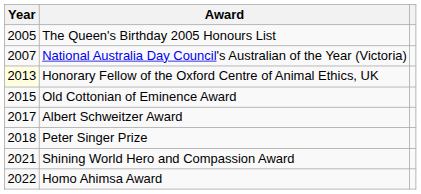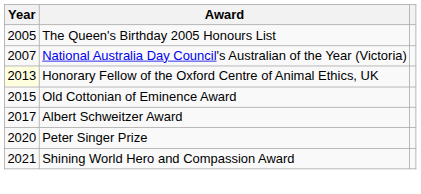(22, 138) 2018 -> (22, 138) 2020
- row: (102, 179)
